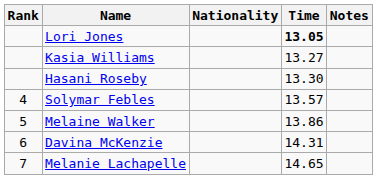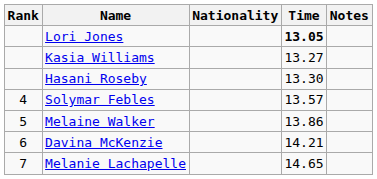(304, 142) 14.31 -> (304, 142) 14.21
